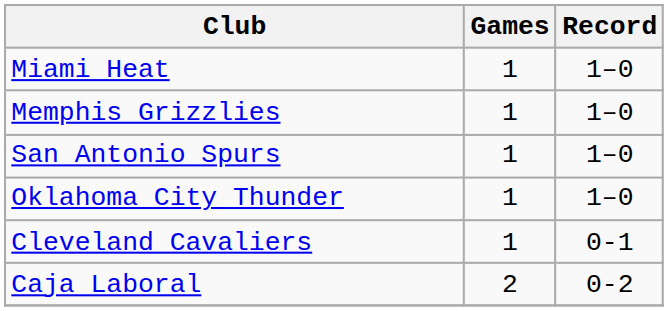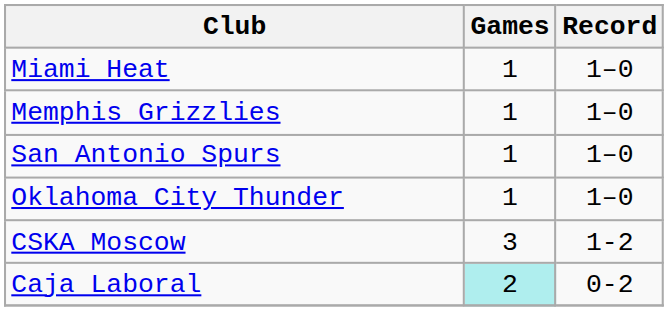- row: (162, 242)
+ row: (98, 242)
(510, 285) no background -> (510, 285) paleturquoise background
